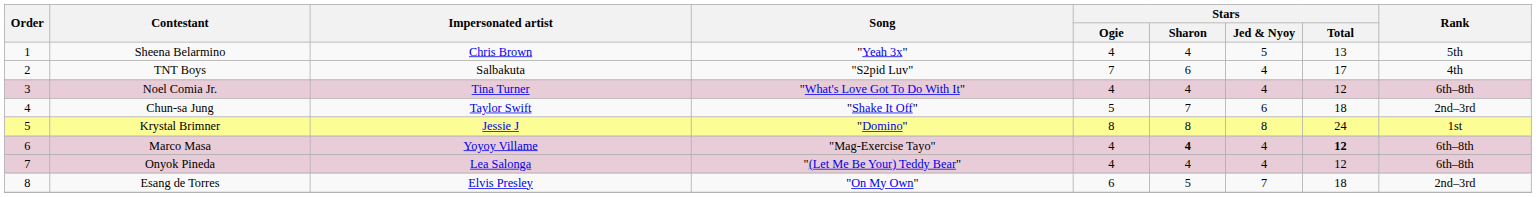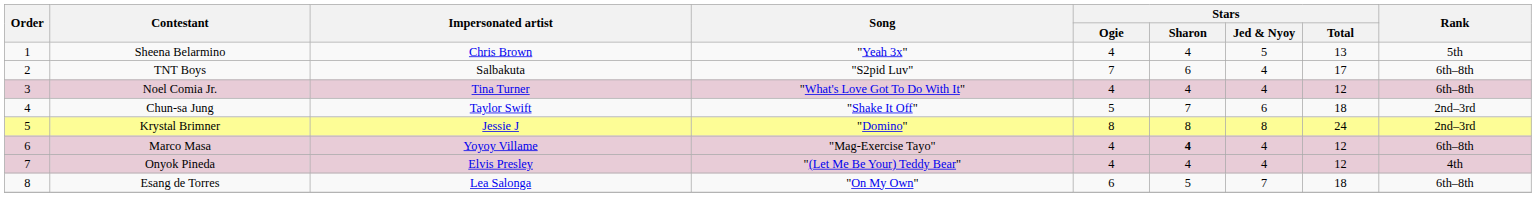(1455, 70) 4th -> (1455, 70) 6th–8th
(1455, 126) 1st -> (1455, 126) 2nd–3rd
(1340, 145) bold -> (1340, 145) normal
(501, 164) Lea Salonga -> (501, 164) Elvis Presley
(1455, 164) 6th–8th -> (1455, 164) 4th
(501, 183) Elvis Presley -> (501, 183) Lea Salonga
(1455, 183) 2nd–3rd -> (1455, 183) 6th–8th
